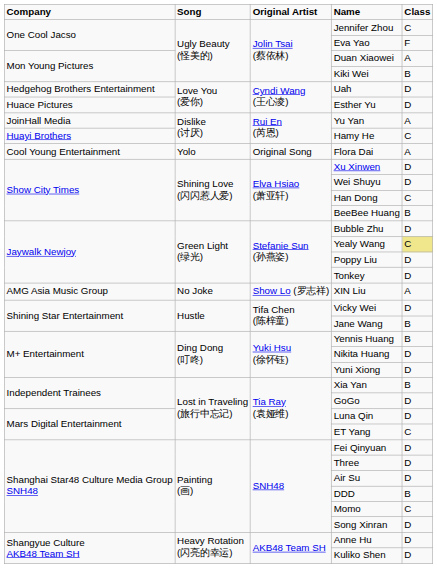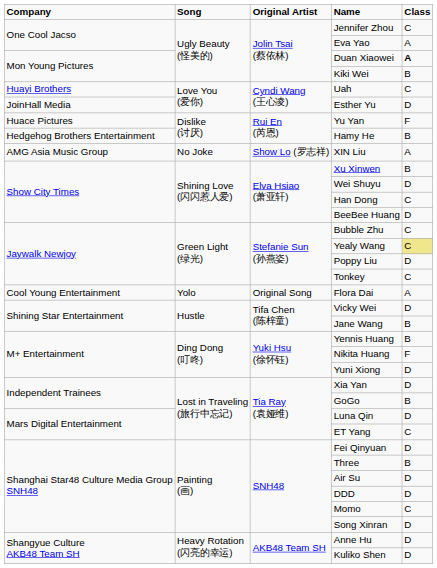(407, 43) F -> (408, 43) A
(408, 58) normal -> (408, 58) bold
(81, 89) Hedgehog Brothers Entertainment -> (39, 89) Huayi Brothers
(408, 89) D -> (408, 89) C
(40, 105) Huace Pictures -> (39, 105) JoinHall Media
(39, 120) JoinHall Media -> (40, 120) Huace Pictures
(408, 120) A -> (407, 120) F
(39, 136) Huayi Brothers -> (81, 136) Hedgehog Brothers Entertainment
(408, 136) C -> (408, 136) B
rows swapped: (353, 151) <-> (350, 291)
(408, 167) D -> (408, 168) B
(408, 213) B -> (408, 215) D
(408, 228) D -> (408, 230) C
(408, 275) D -> (408, 277) C
(408, 354) D -> (407, 354) F
(408, 385) B -> (408, 385) D
(408, 401) D -> (408, 401) B
(408, 462) D -> (408, 462) B
(408, 493) B -> (408, 493) D
